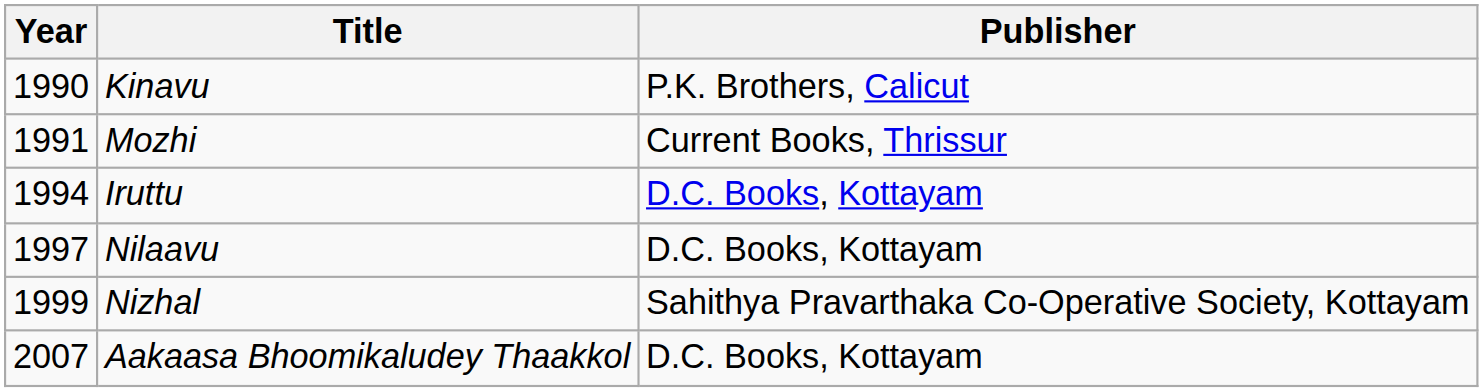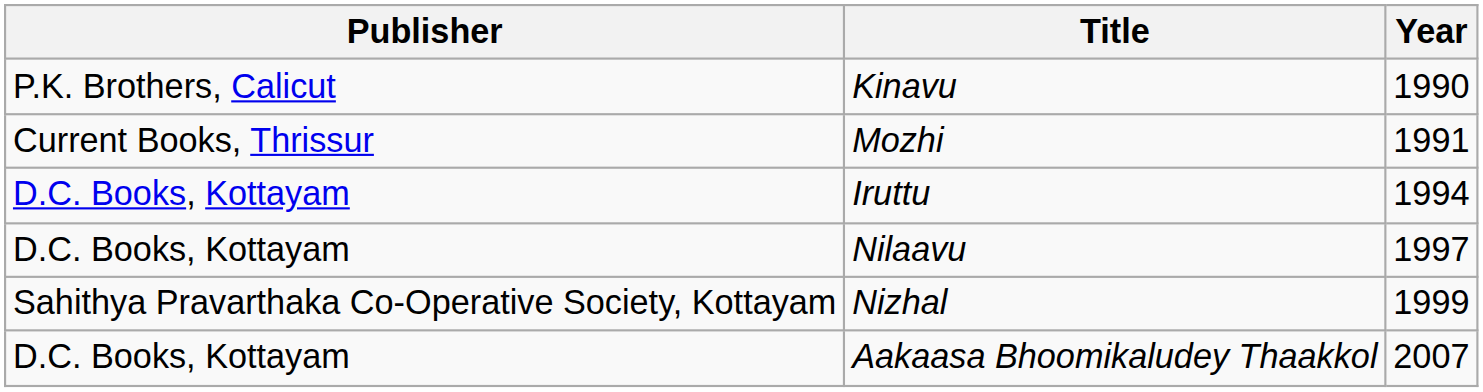columns swapped: (51, 31) <-> (1058, 31)
